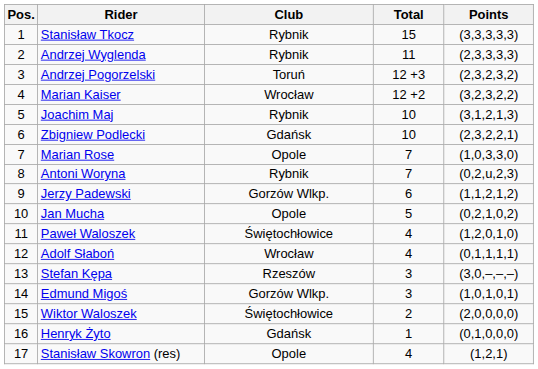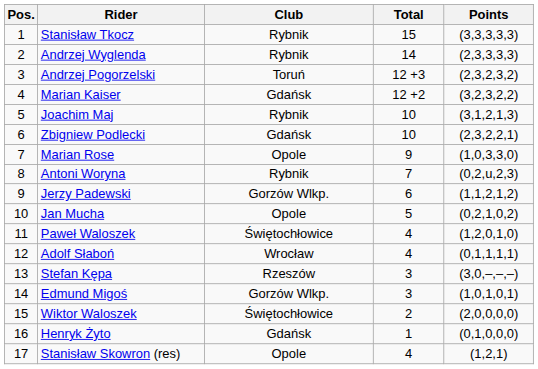(409, 54) 11 -> (409, 54) 14
(289, 94) Wrocław -> (289, 94) Gdańsk
(409, 154) 7 -> (409, 154) 9
